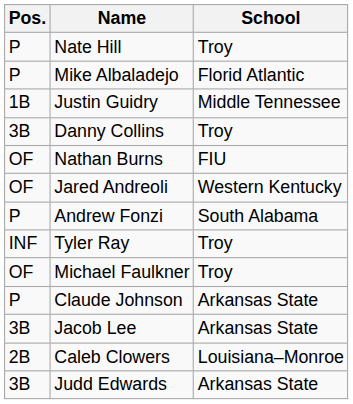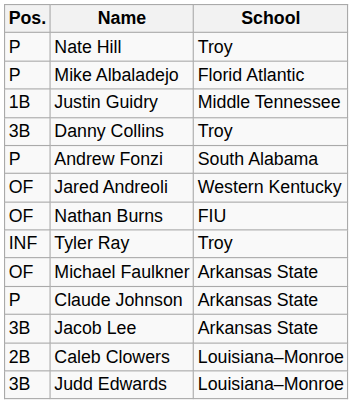rows swapped: (109, 215) <-> (109, 159)
(215, 272) Troy -> (258, 272) Arkansas State
(258, 384) Arkansas State -> (271, 384) Louisiana–Monroe
